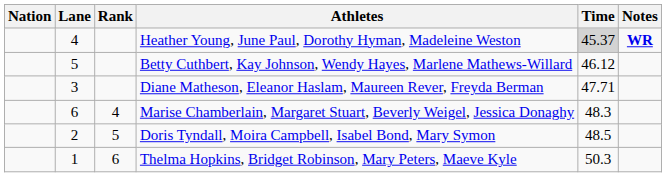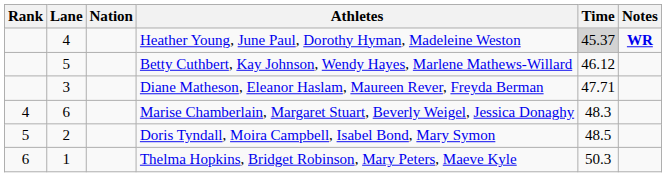columns swapped: (115, 16) <-> (30, 16)
